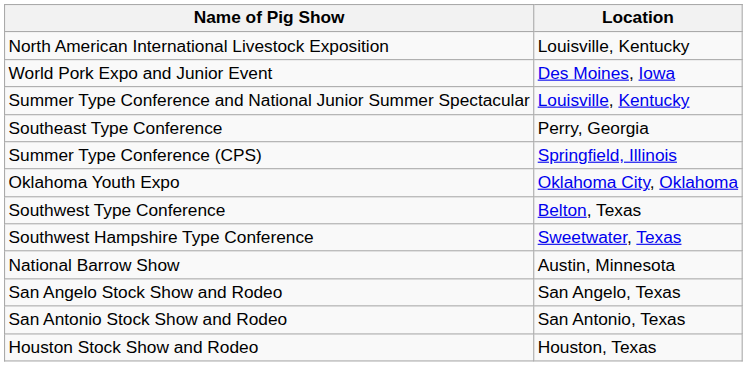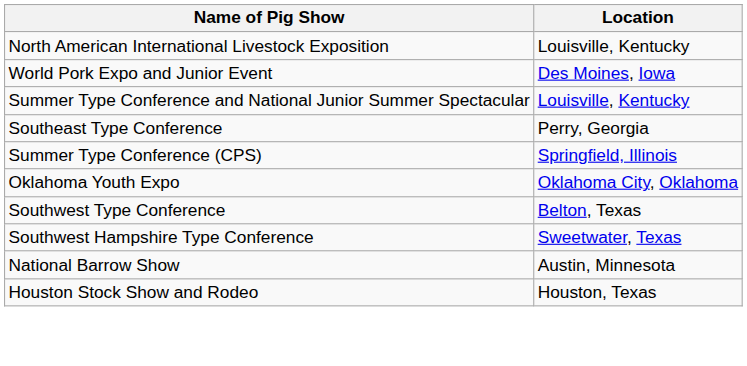- row: (145, 292)
- row: (148, 319)
